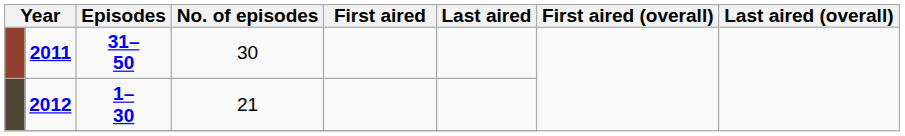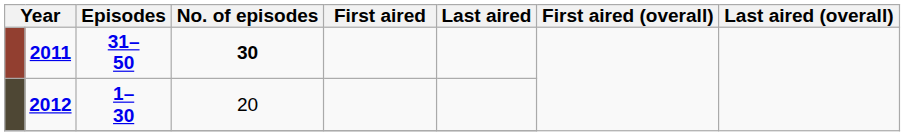(248, 52) normal -> (248, 52) bold
(248, 104) 21 -> (248, 104) 20
